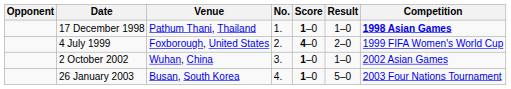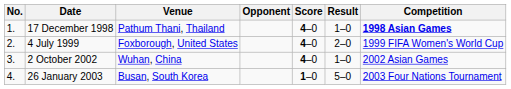columns swapped: (282, 12) <-> (30, 12)
(309, 28) 1–0 -> (309, 28) 4–0
(309, 60) 1–0 -> (309, 60) 4–0
